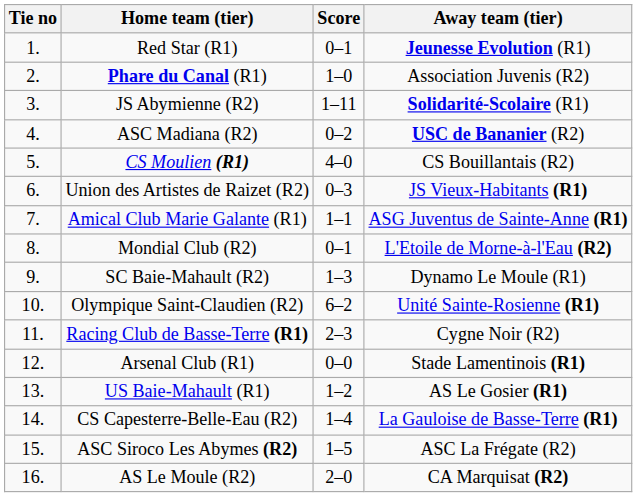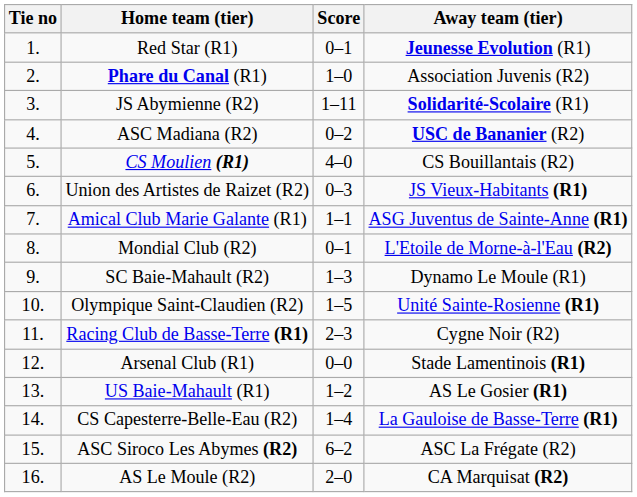(339, 305) 6–2 -> (339, 305) 1–5
(339, 448) 1–5 -> (339, 448) 6–2
